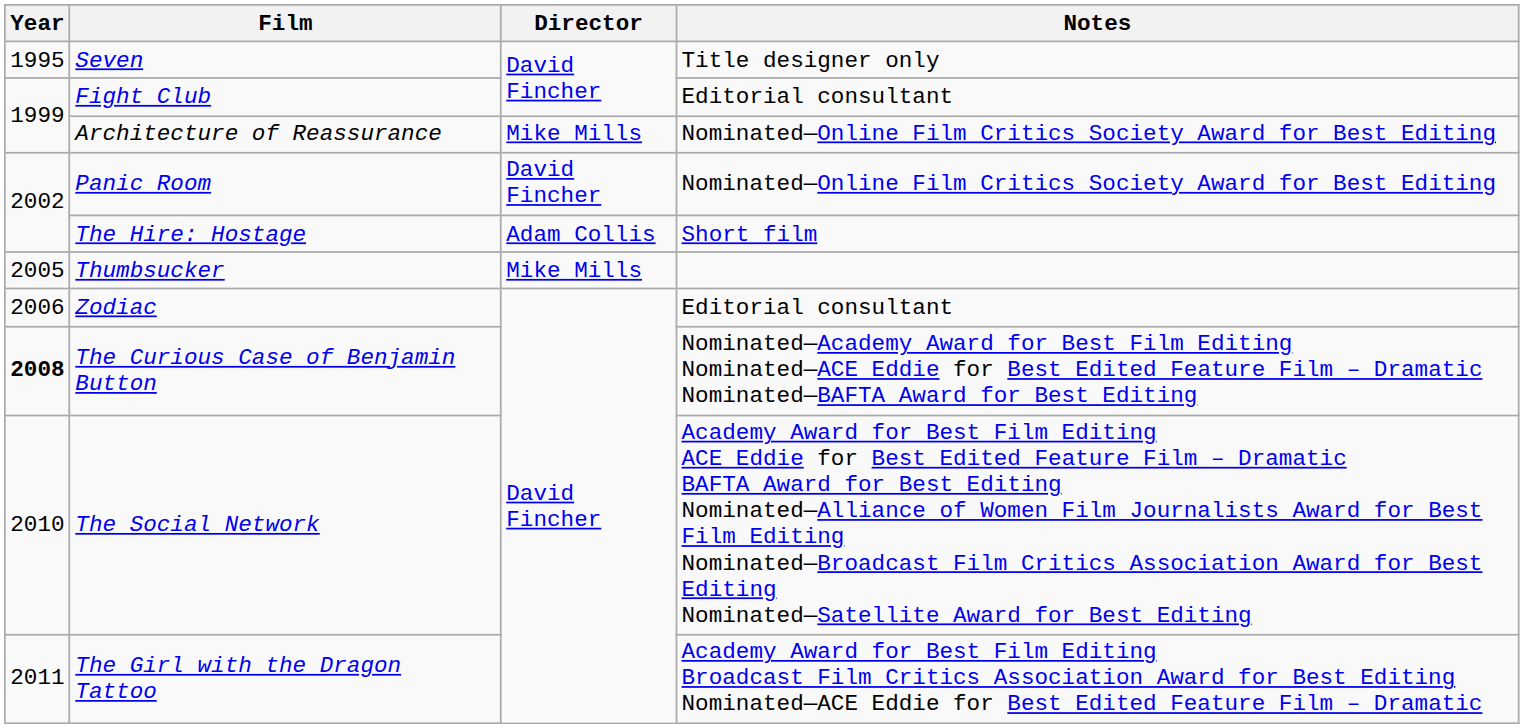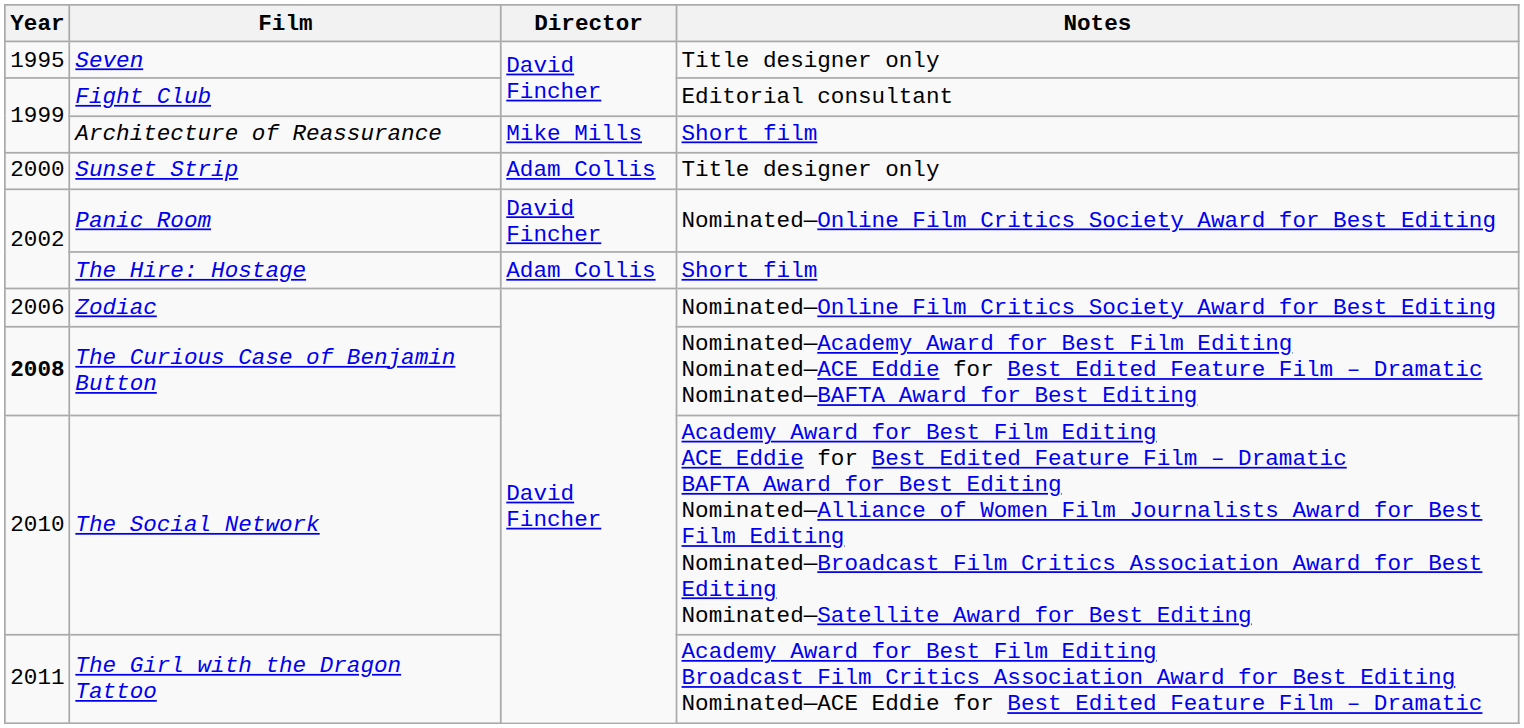(1089, 134) Nominated—Online Film Critics Society Award for Best Editing -> (749, 134) Short film
+ row: (157, 171)
- row: (150, 271)
(817, 307) Editorial consultant -> (1089, 307) Nominated—Online Film Critics Society Award for Best Editing
